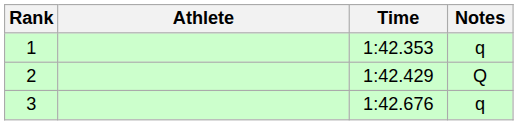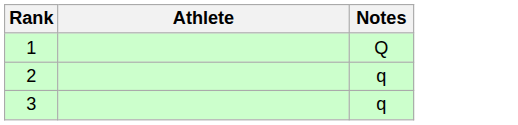- column: (398, 18)
(480, 47) q -> (381, 47) Q
(480, 76) Q -> (381, 76) q
